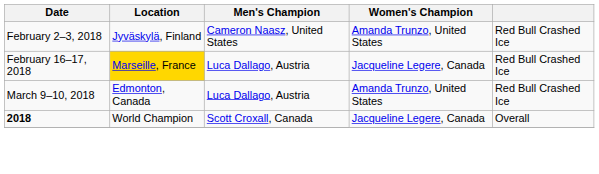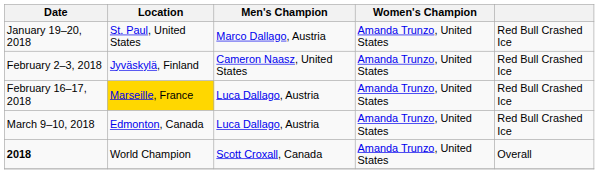+ row: (44, 36)
(418, 65) Jacqueline Legere, Canada -> (415, 95) Amanda Trunzo, United States
(418, 118) Jacqueline Legere, Canada -> (415, 154) Amanda Trunzo, United States
